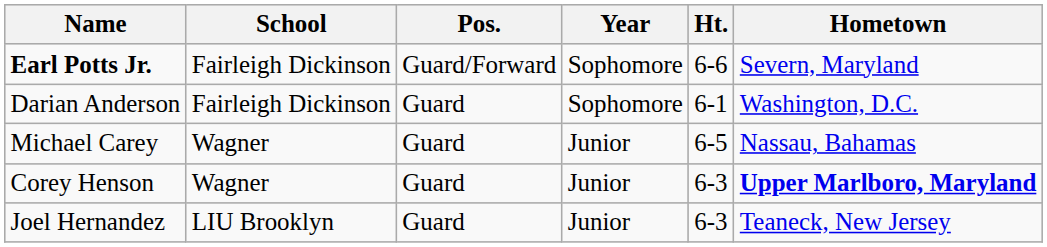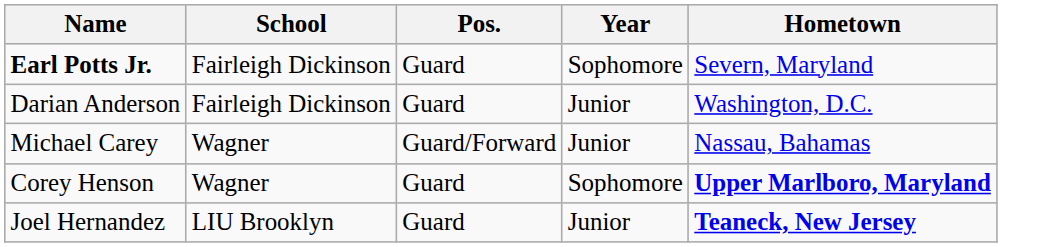- column: (711, 24)
(479, 63) Guard/Forward -> (434, 63) Guard
(625, 103) Sophomore -> (599, 103) Junior
(434, 143) Guard -> (479, 143) Guard/Forward
(599, 182) Junior -> (625, 182) Sophomore
(845, 222) normal -> (805, 222) bold
